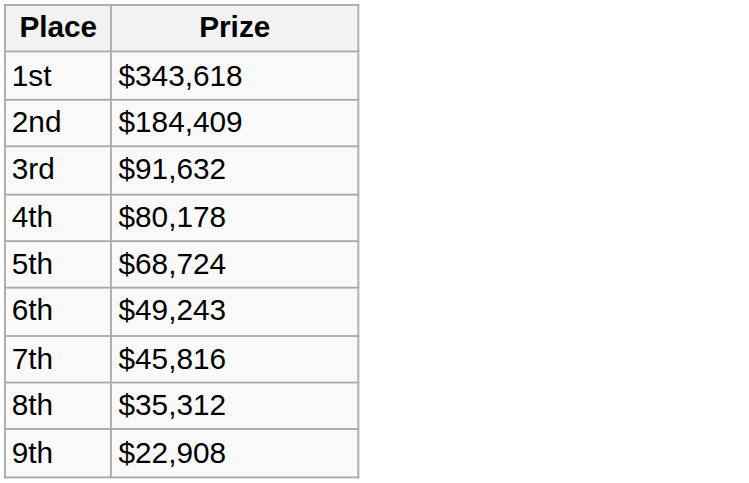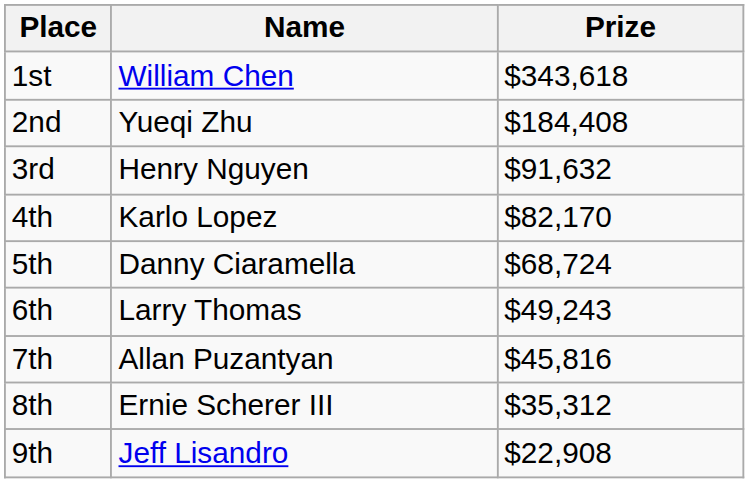+ column: (304, 28)
(181, 122) $184,409 -> (566, 122) $184,408
(172, 216) $80,178 -> (558, 216) $82,170
